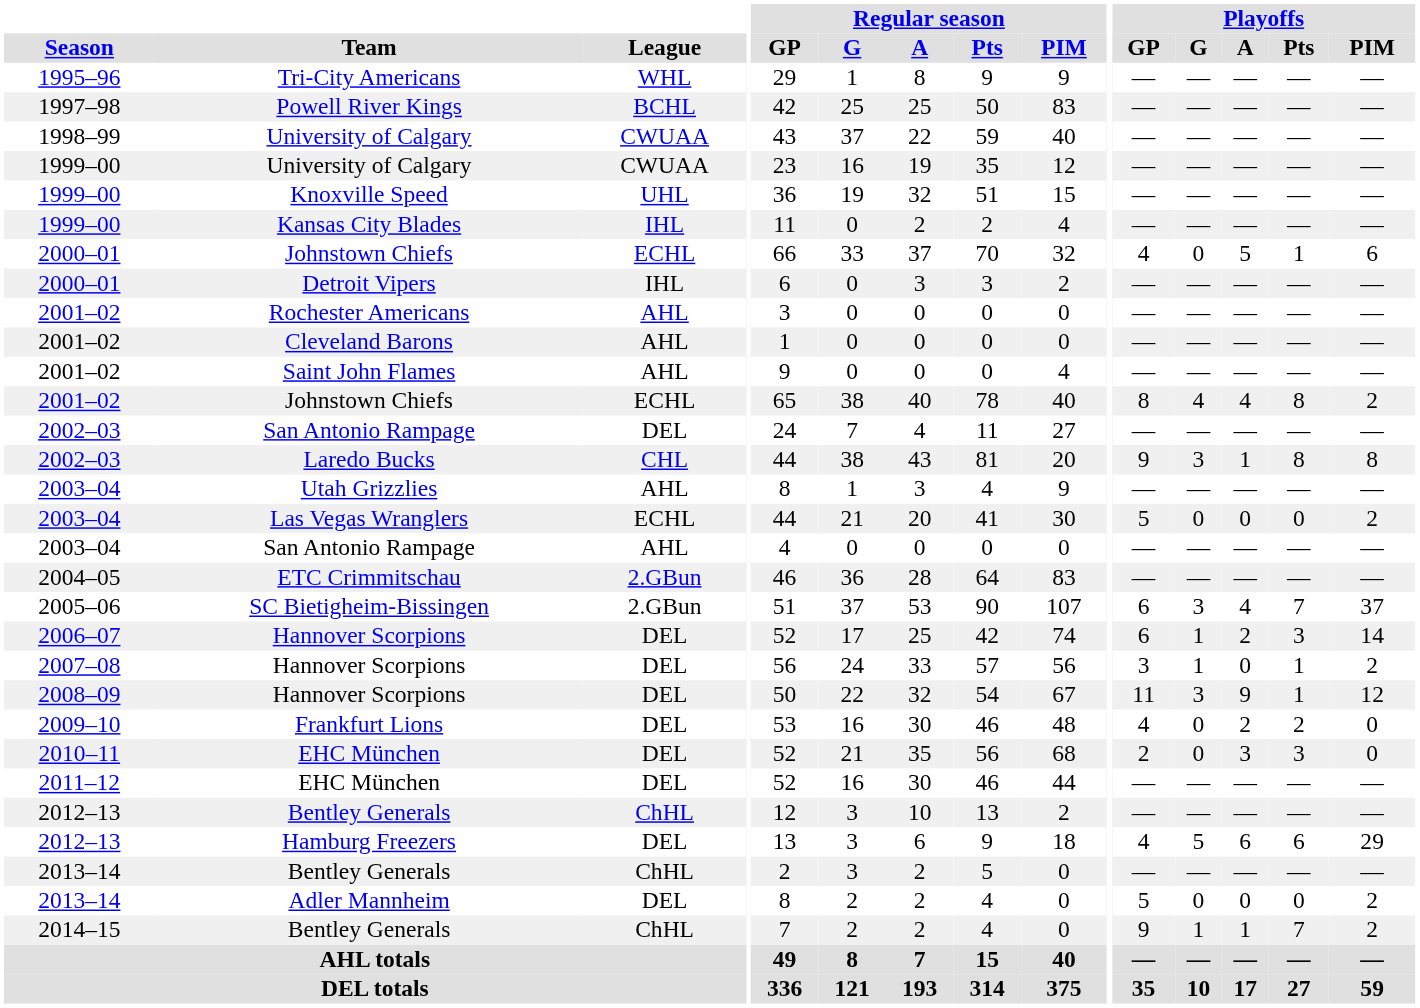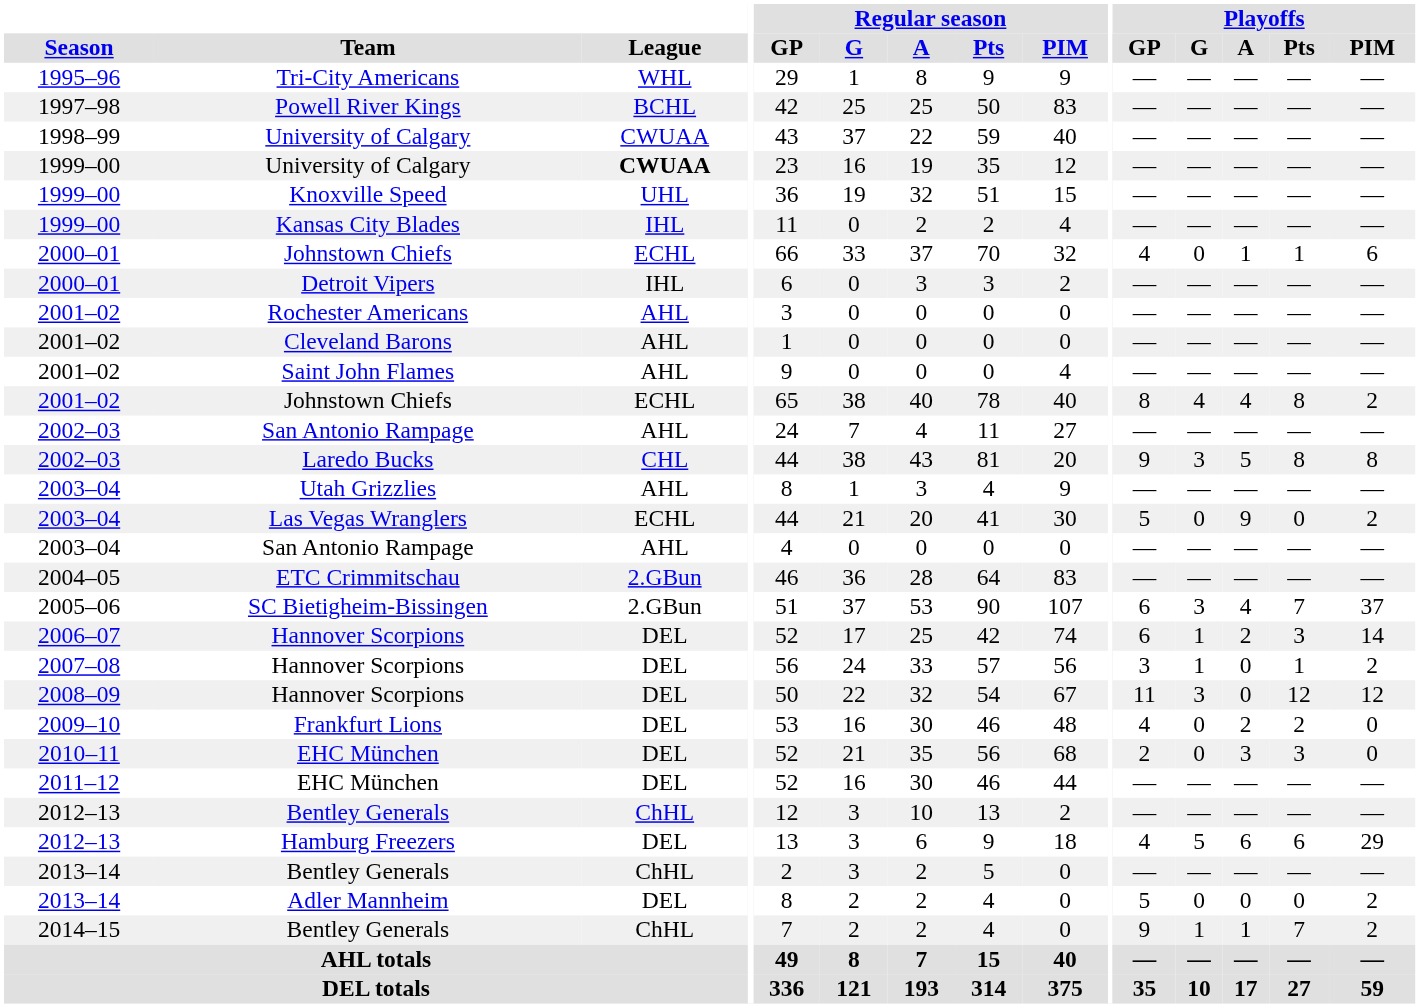(665, 165) normal -> (665, 165) bold
(1245, 253) 5 -> (1246, 253) 1
(665, 430) DEL -> (665, 430) AHL
(1245, 459) 1 -> (1246, 459) 5
(1245, 518) 0 -> (1246, 518) 9
(1245, 694) 9 -> (1246, 694) 0
(1299, 694) 1 -> (1299, 694) 12
